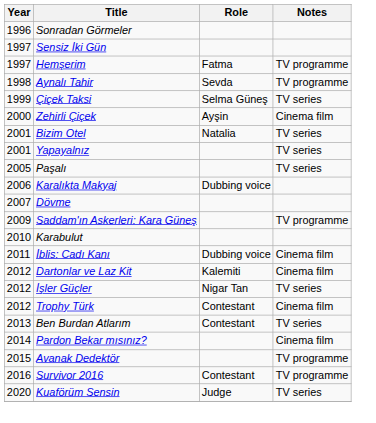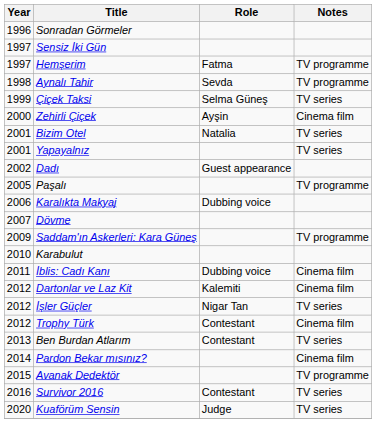+ row: (48, 168)
(299, 168) TV series -> (333, 185) TV programme
(312, 375) TV programme -> (319, 392) TV series
